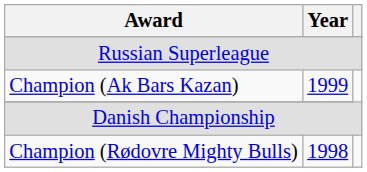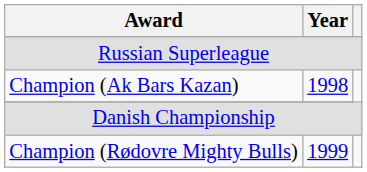(328, 85) 1999 -> (328, 85) 1998
(328, 150) 1998 -> (328, 150) 1999
